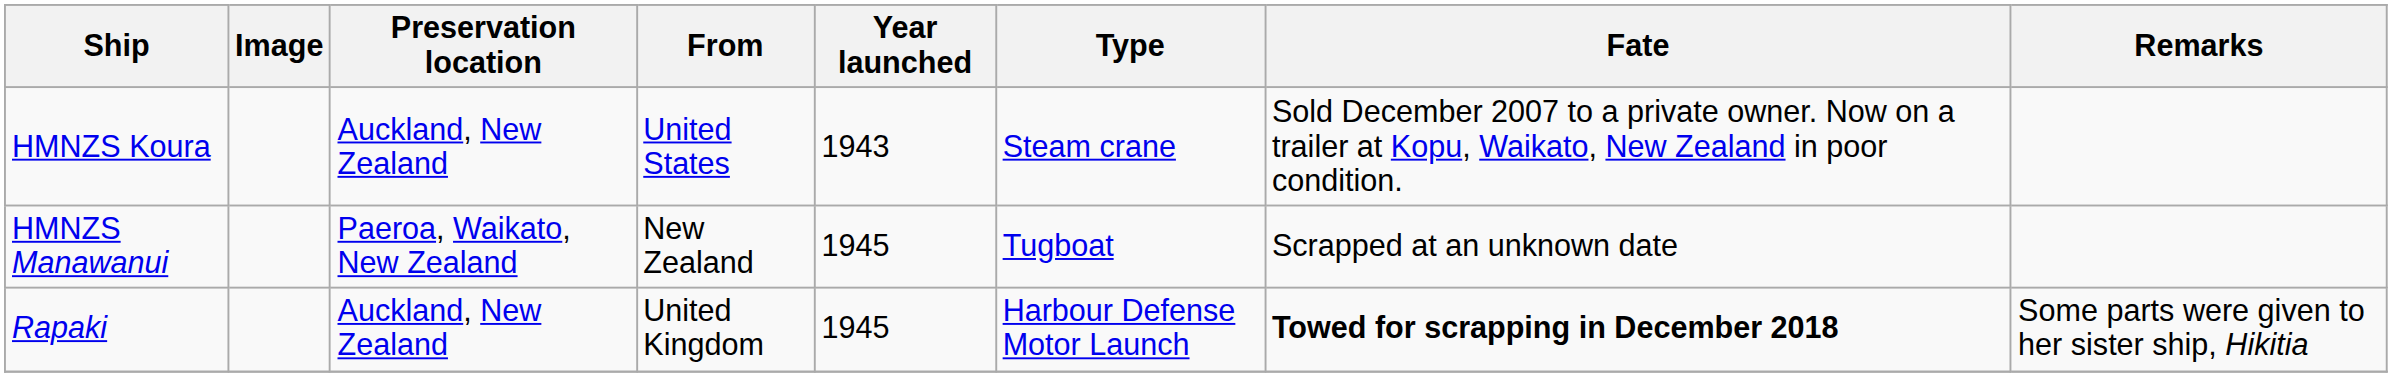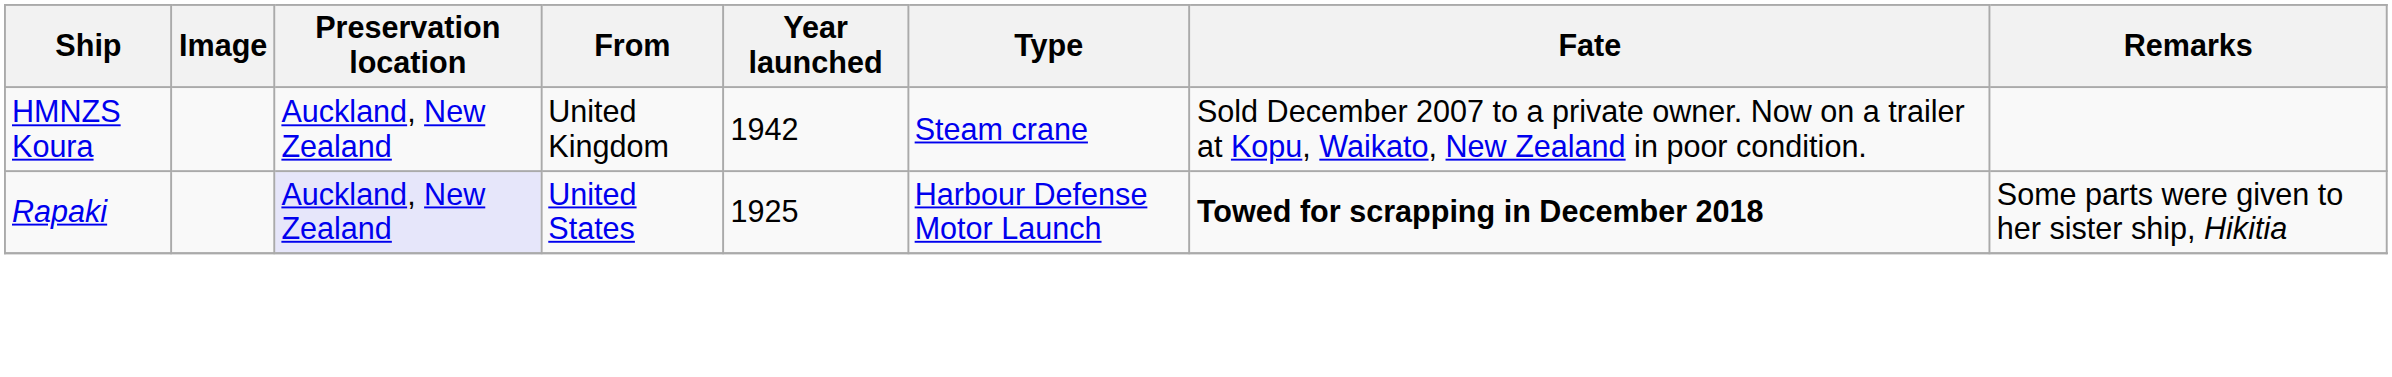(687, 145) United States -> (609, 128) United Kingdom
(856, 145) 1943 -> (765, 128) 1942
- row: (90, 245)
(439, 328) no background -> (383, 211) lavender background
(704, 328) United Kingdom -> (592, 211) United States
(856, 328) 1945 -> (765, 211) 1925
